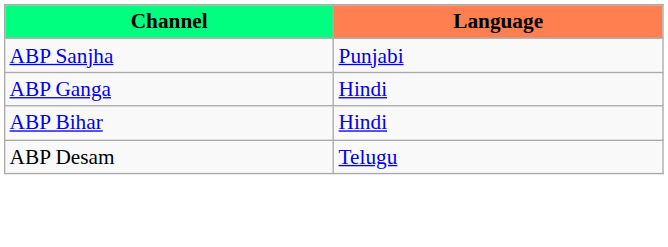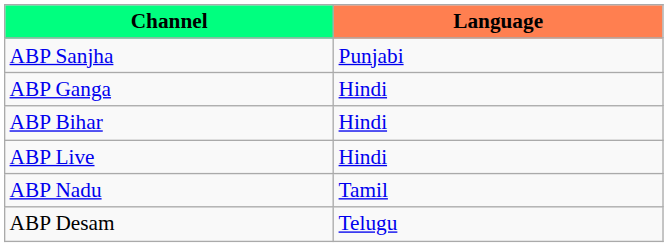+ row: (52, 156)
+ row: (56, 190)
